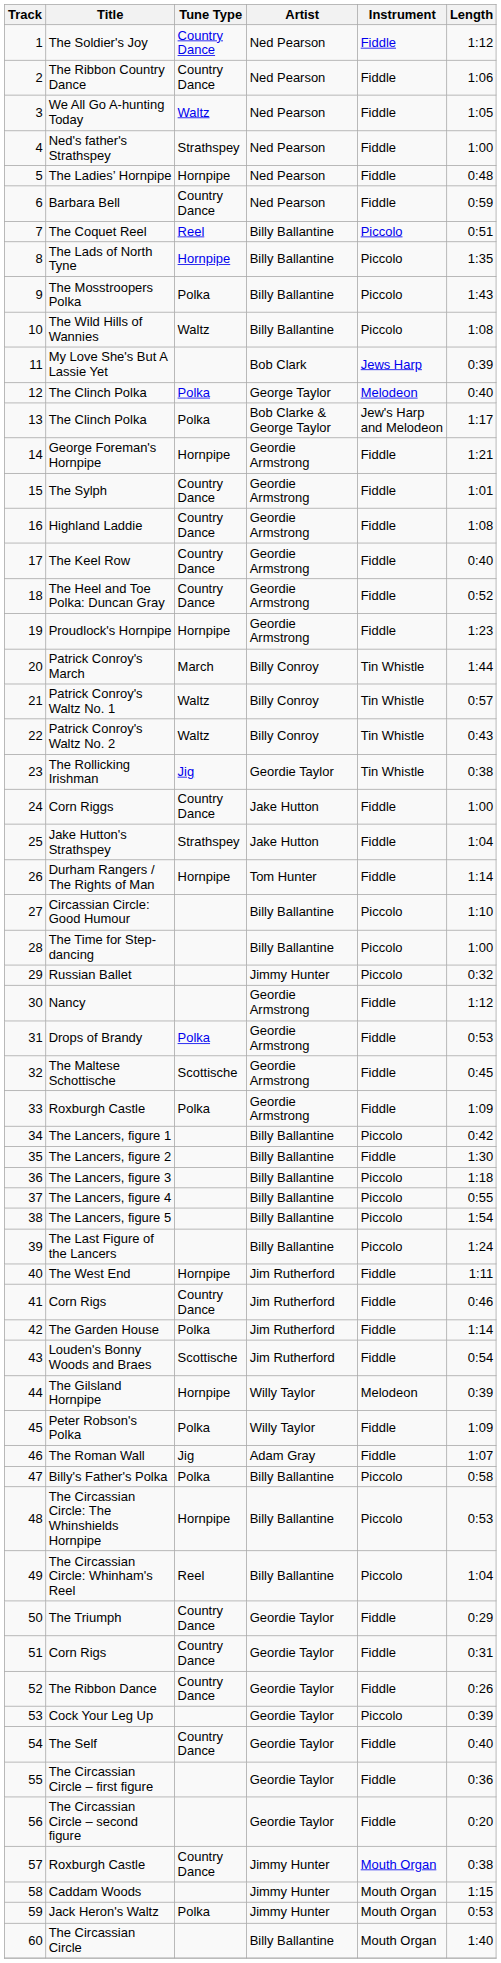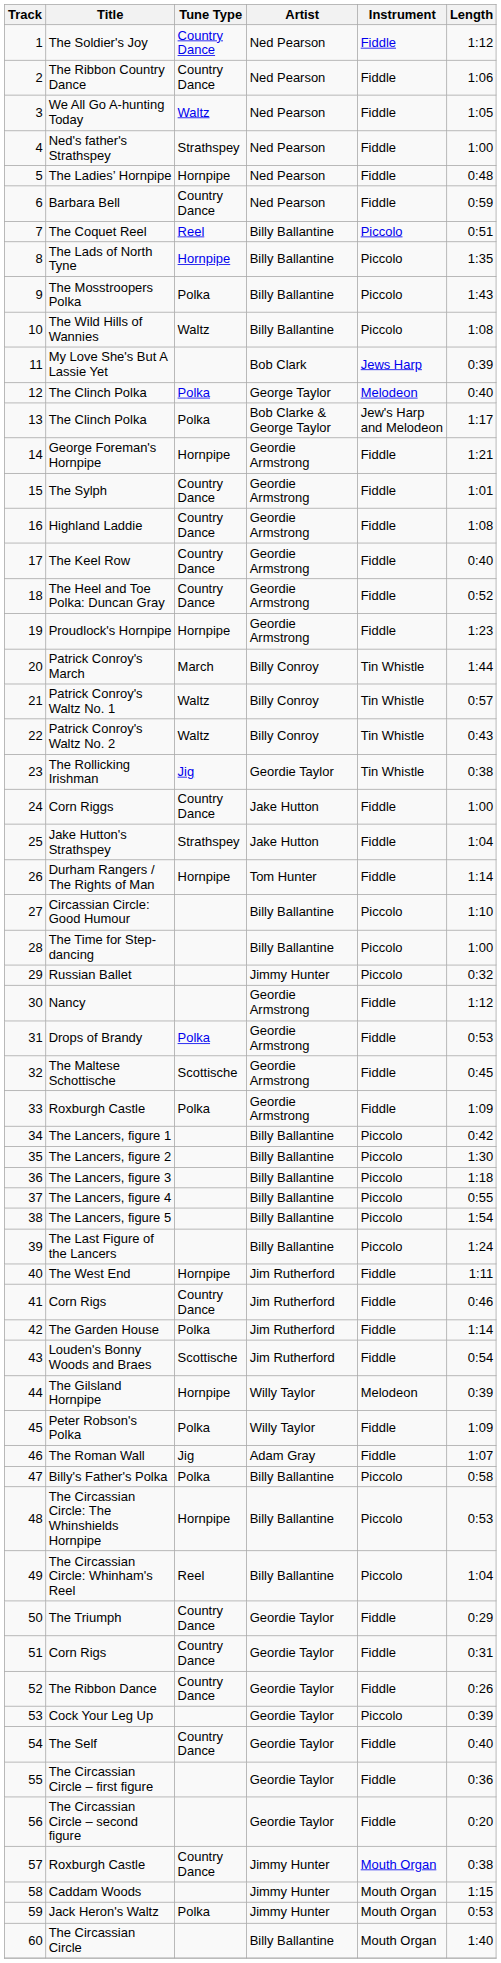(378, 1156) Fiddle -> (382, 1156) Piccolo
